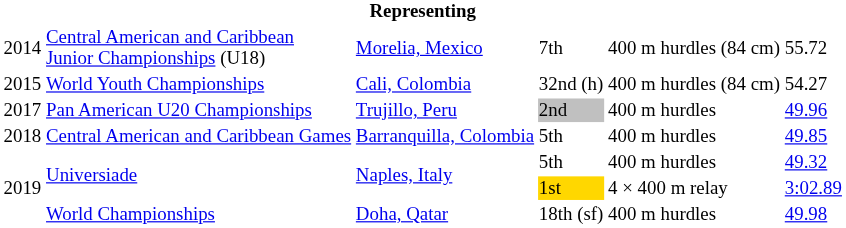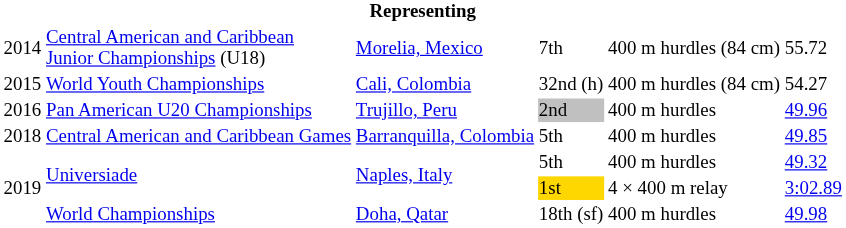(22, 110) 2017 -> (22, 110) 2016
